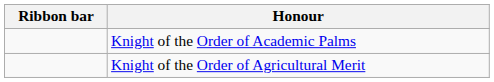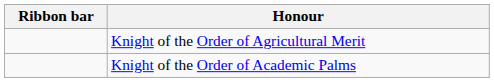rows swapped: (234, 41) <-> (238, 65)
